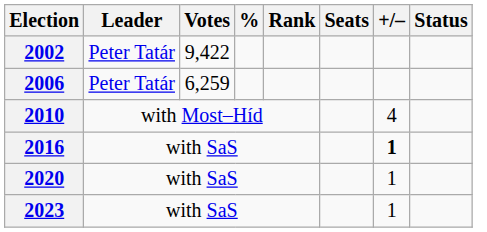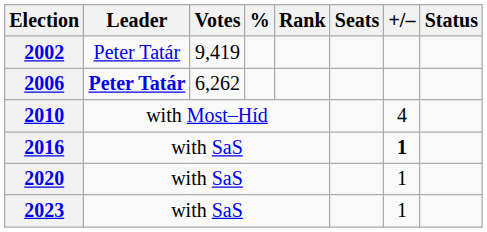(207, 52) 9,422 -> (217, 52) 9,419
(132, 83) normal -> (137, 83) bold
(207, 83) 6,259 -> (217, 83) 6,262
